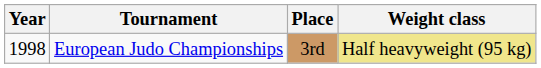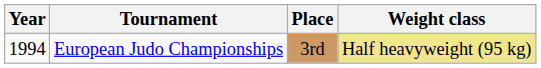(27, 48) 1998 -> (27, 48) 1994
